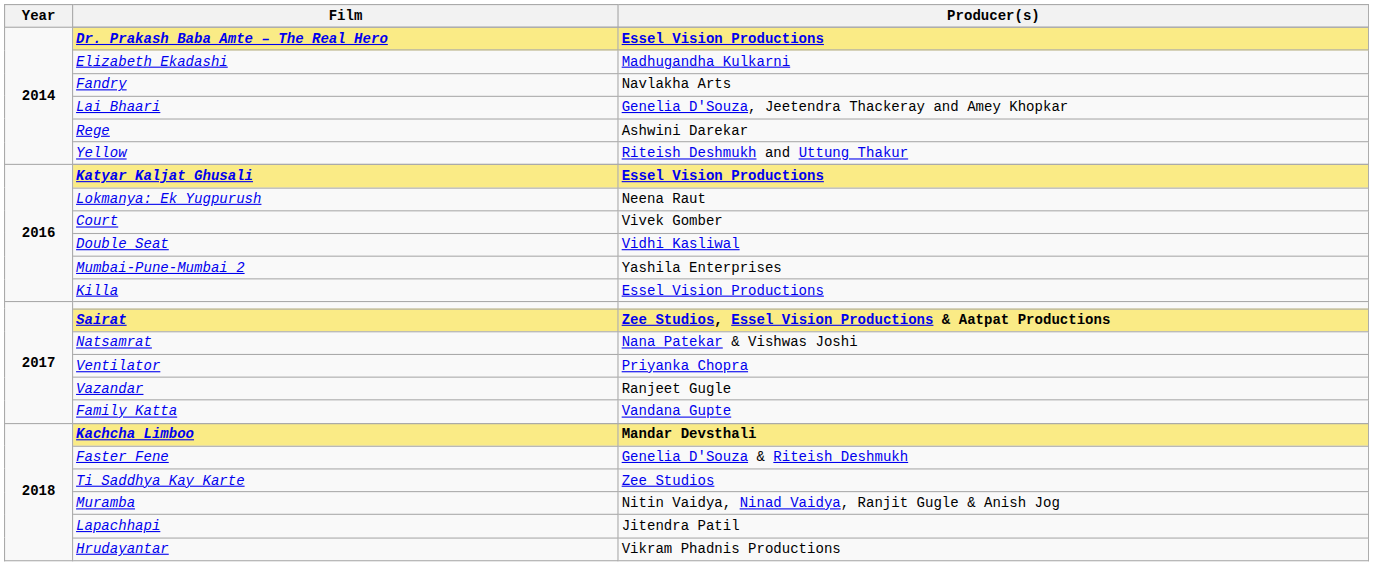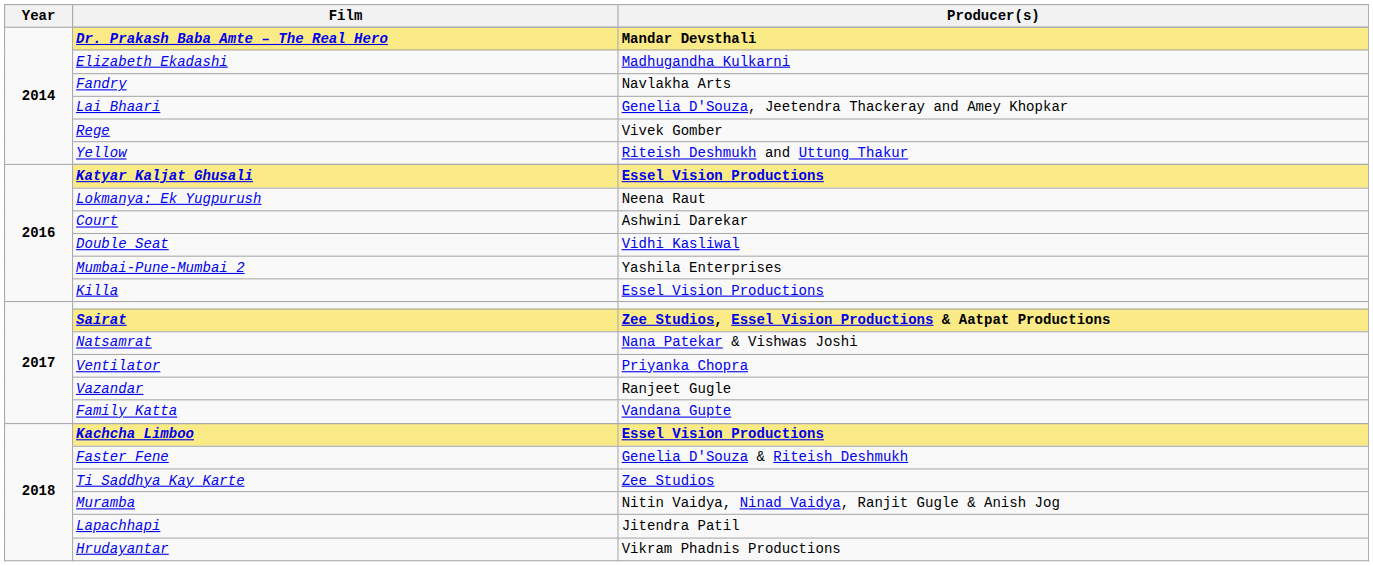(723, 39) Essel Vision Productions -> (689, 39) Mandar Devsthali
(685, 130) Ashwini Darekar -> (672, 130) Vivek Gomber
(672, 222) Vivek Gomber -> (685, 222) Ashwini Darekar
(689, 435) Mandar Devsthali -> (723, 435) Essel Vision Productions
